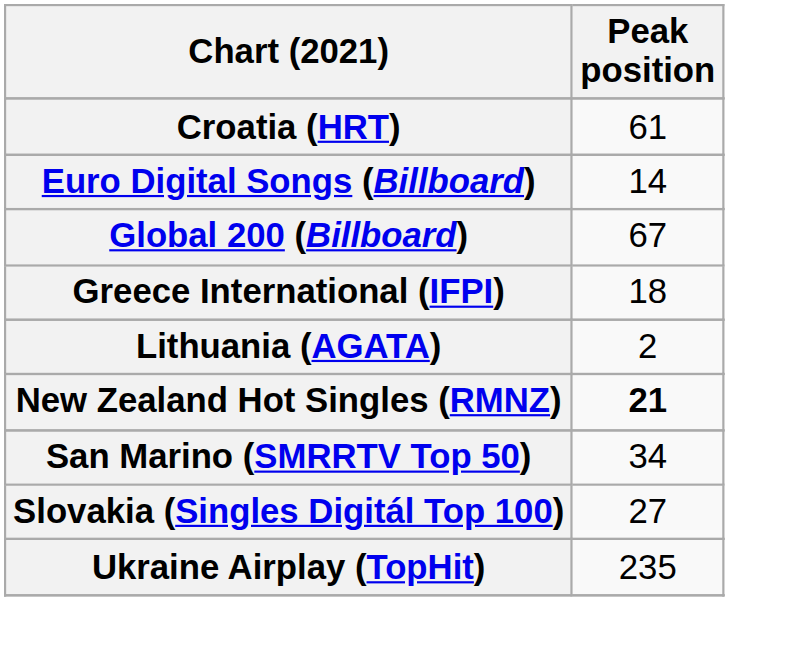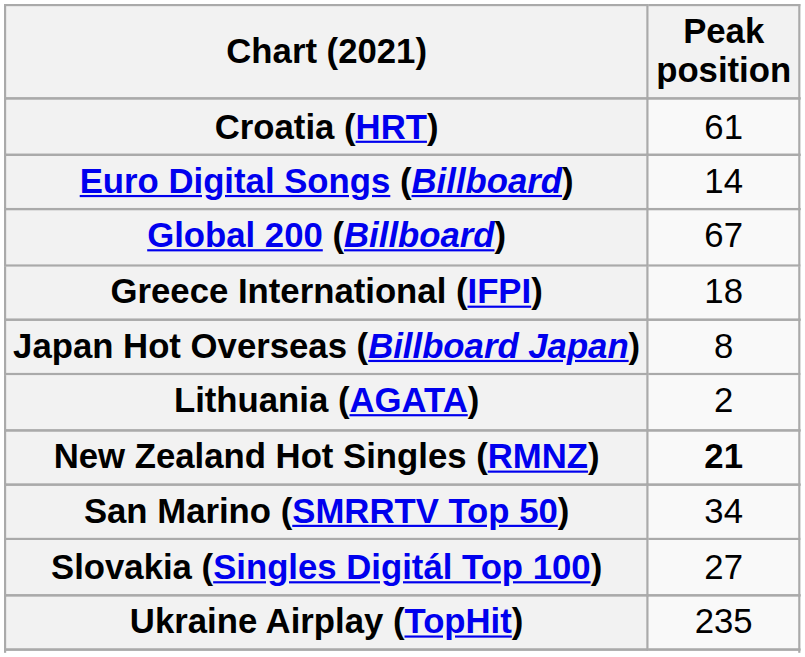+ row: (327, 346)
